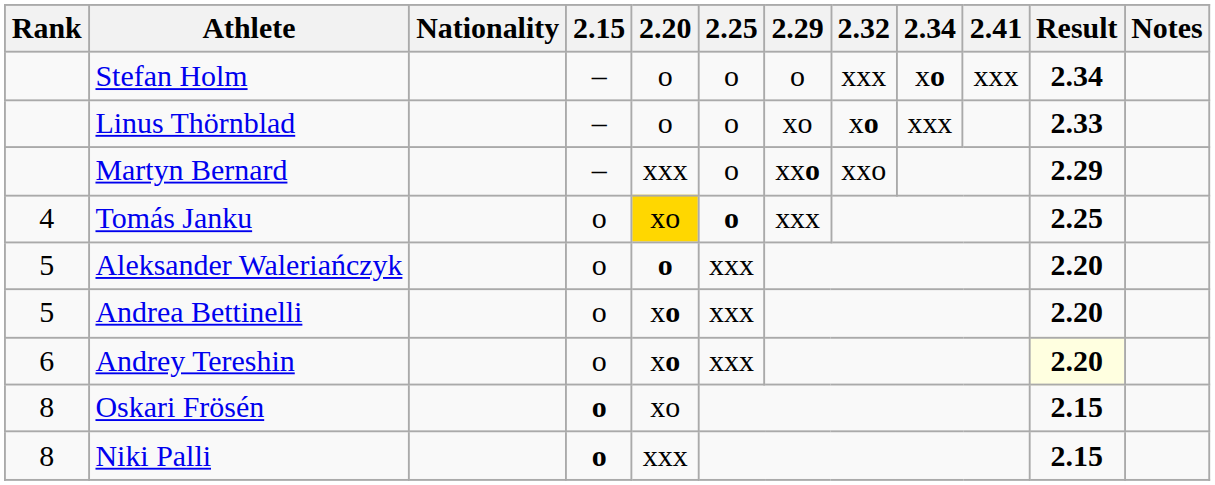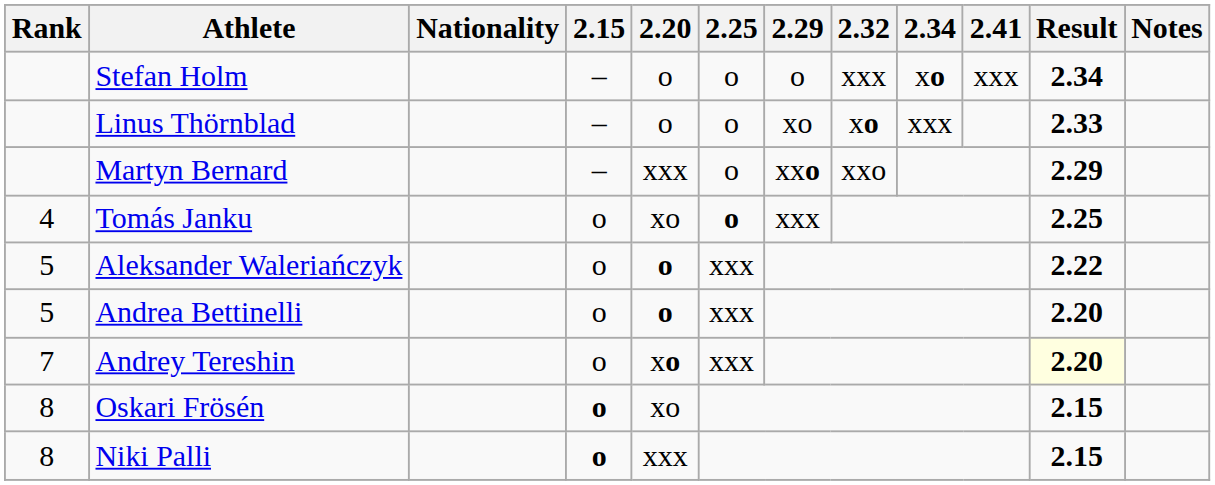(665, 218) gold background -> (665, 218) no background
(1077, 265) 2.20 -> (1077, 265) 2.22
(665, 312) xo -> (665, 312) o
(47, 360) 6 -> (47, 360) 7
